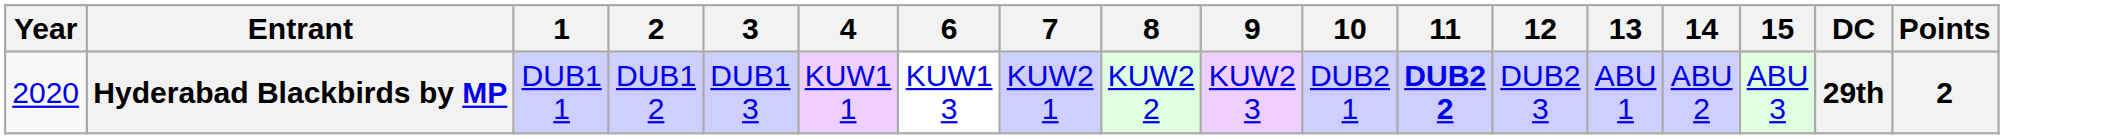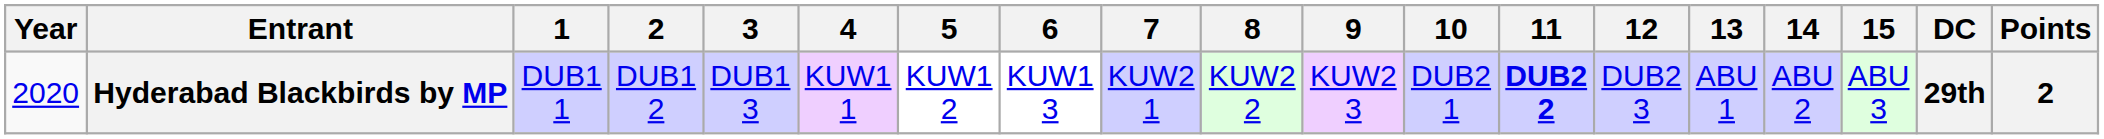+ column: (949, 28)
